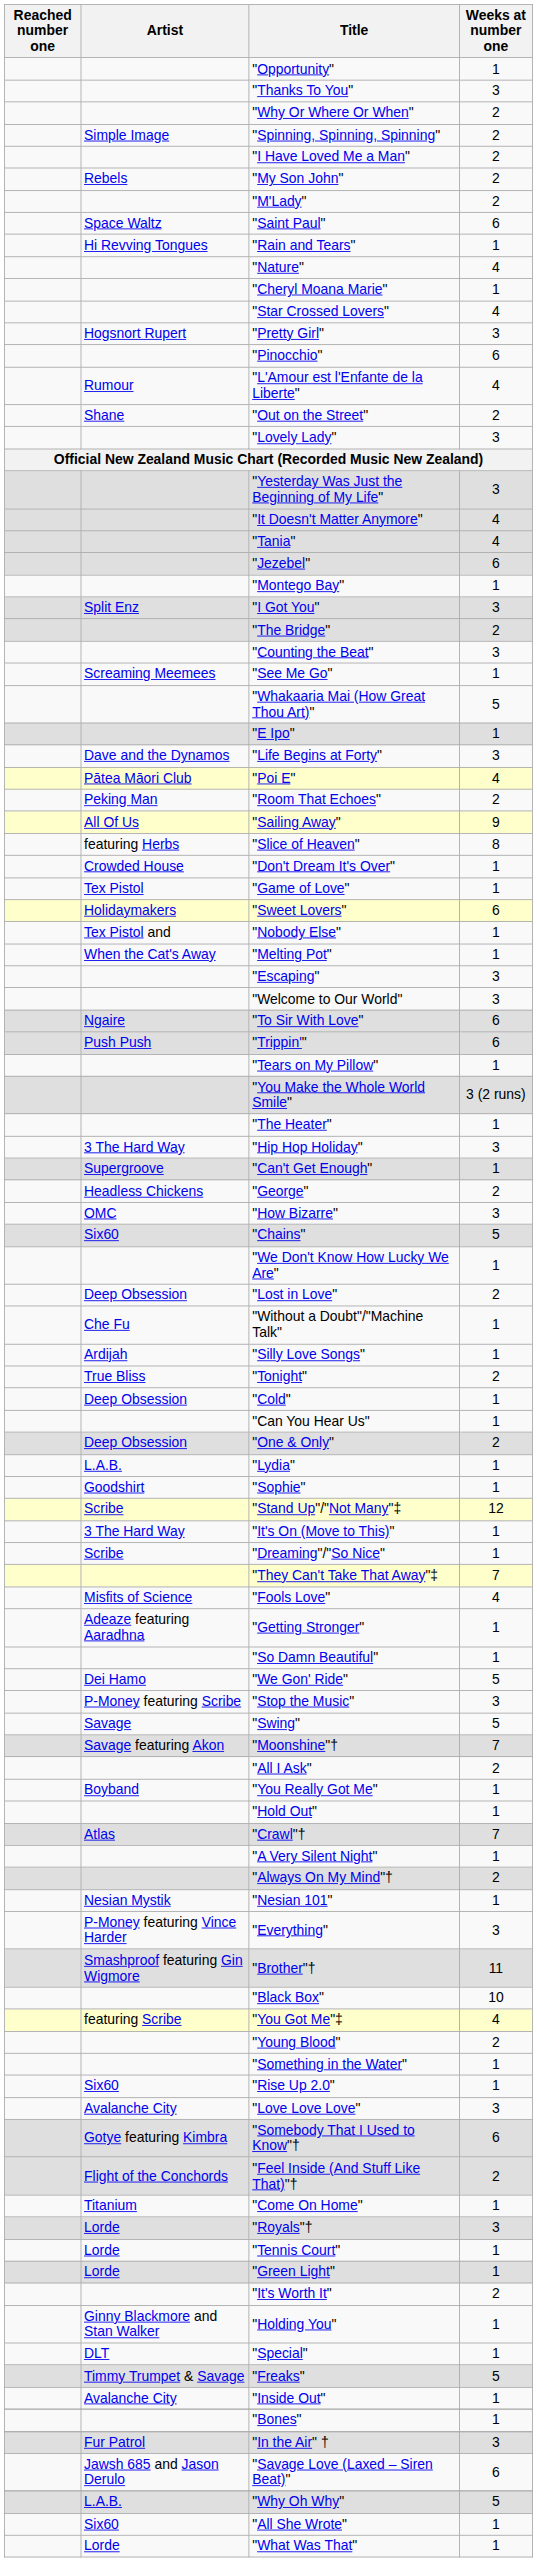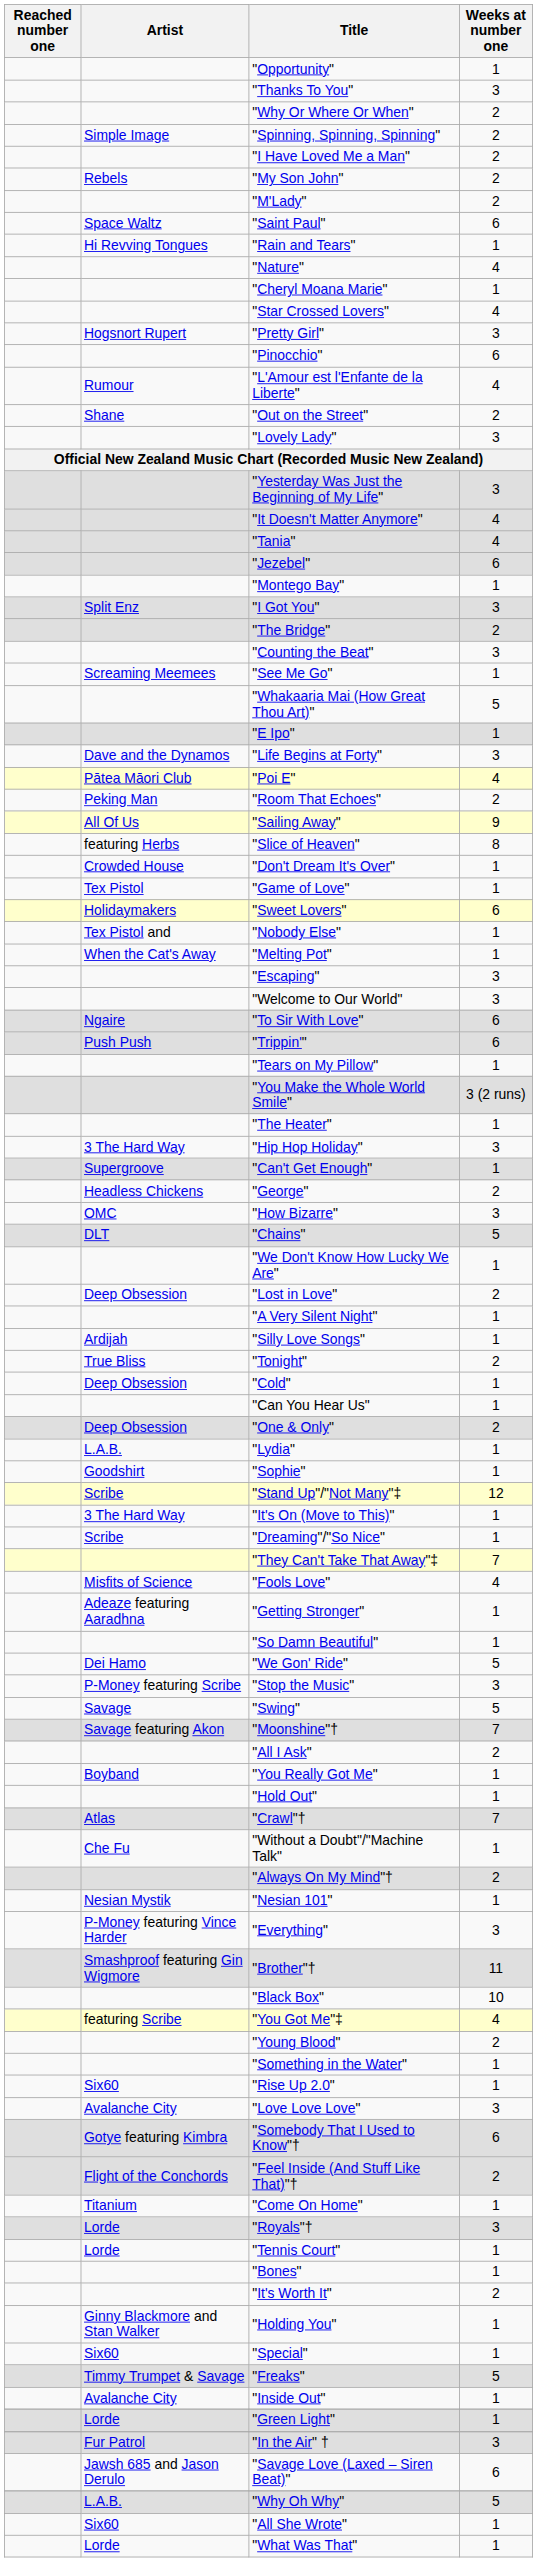(101, 1235) Six60 -> (97, 1235) DLT
rows swapped: (338, 1325) <-> (315, 1856)
rows swapped: (277, 2420) <-> (294, 2272)
(97, 2354) DLT -> (101, 2354) Six60
